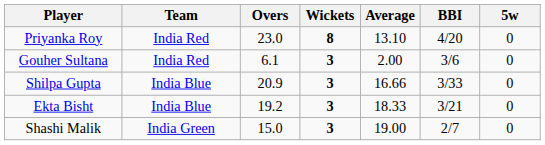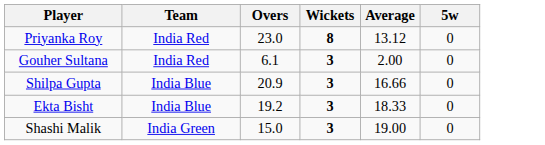- column: (450, 15)
(390, 38) 13.10 -> (390, 38) 13.12
